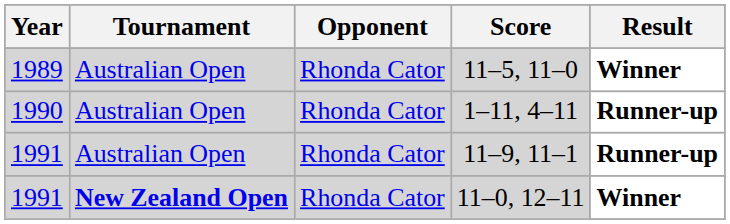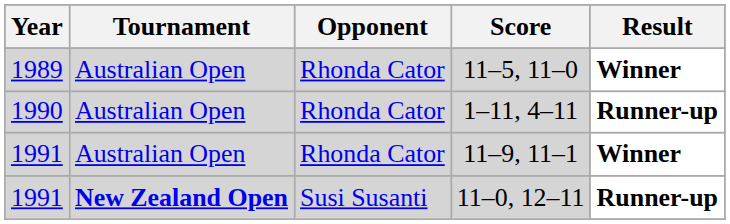(657, 154) Runner-up -> (639, 154) Winner
(372, 197) Rhonda Cator -> (364, 197) Susi Susanti
(639, 197) Winner -> (657, 197) Runner-up
